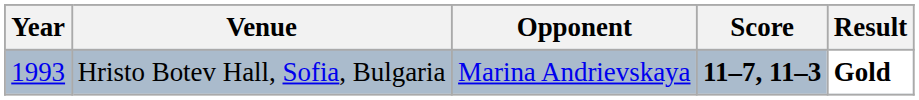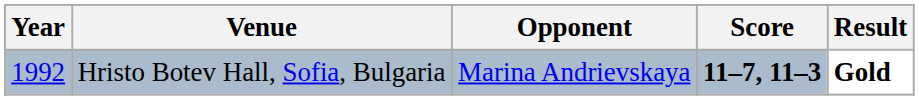(38, 71) 1993 -> (38, 71) 1992
